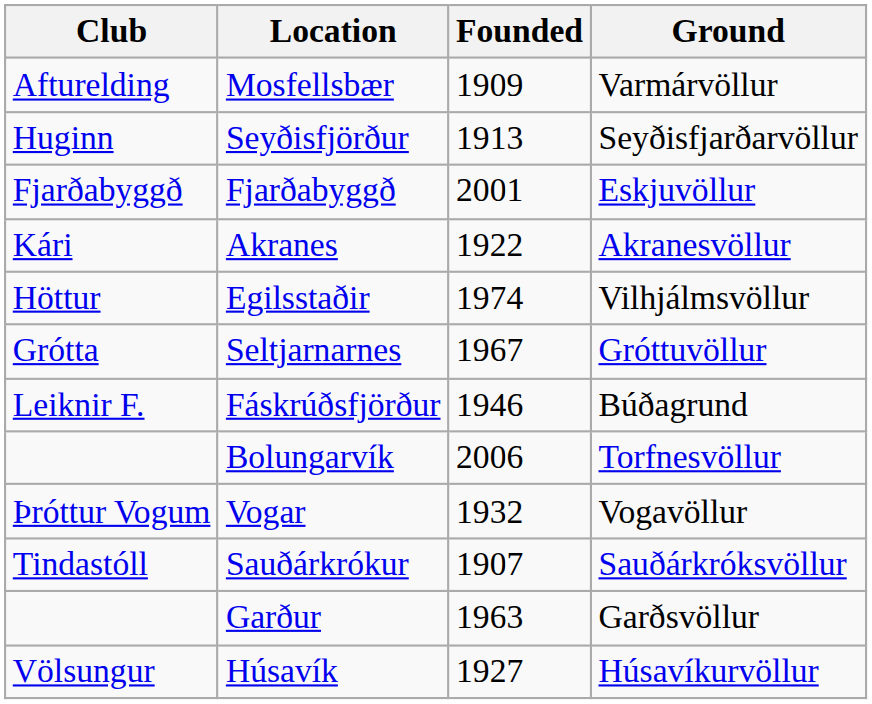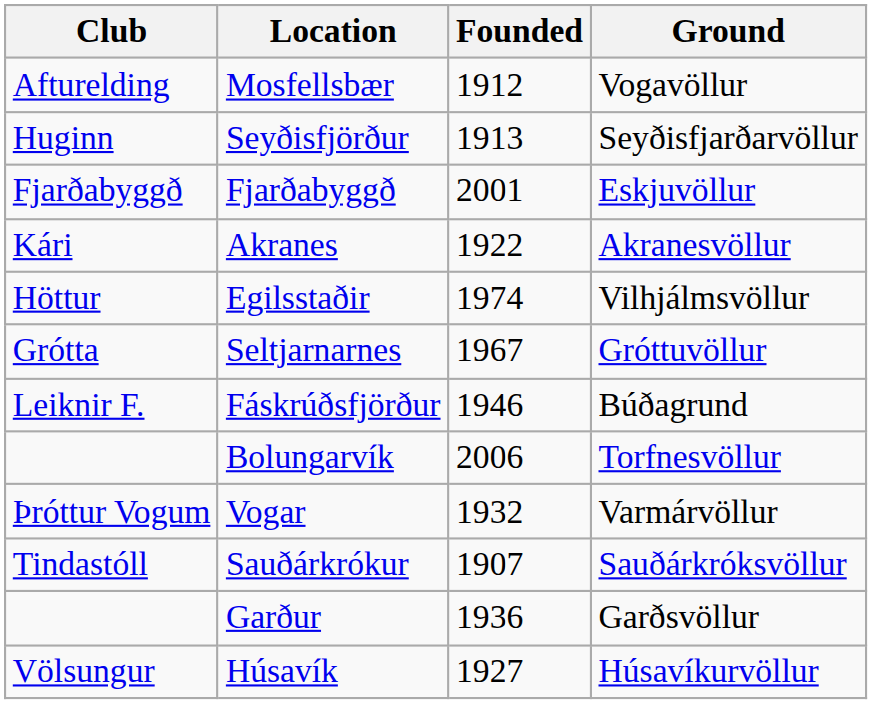(490, 84) 1909 -> (490, 84) 1912
(688, 84) Varmárvöllur -> (673, 84) Vogavöllur
(673, 510) Vogavöllur -> (688, 510) Varmárvöllur
(490, 617) 1963 -> (490, 617) 1936
